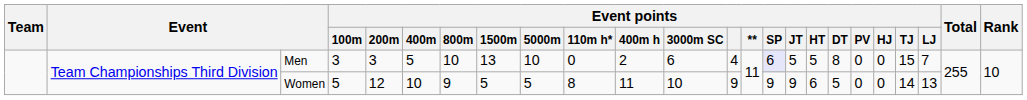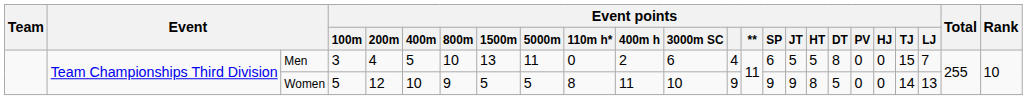(373, 61) 3 -> (373, 61) 4
(532, 61) 10 -> (531, 61) 11
(770, 61) lavender background -> (770, 61) no background
(813, 84) 6 -> (813, 84) 8
